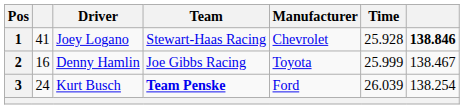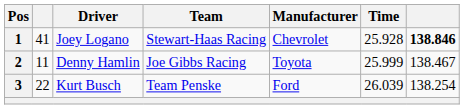(43, 62) 16 -> (42, 62) 11
(43, 86) 24 -> (43, 86) 22
(186, 86) bold -> (184, 86) normal
